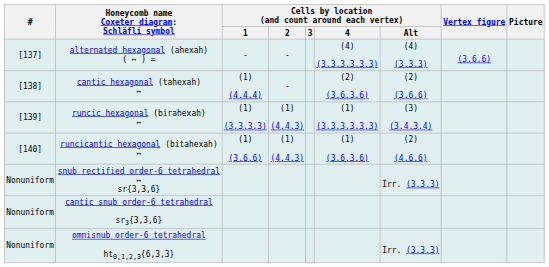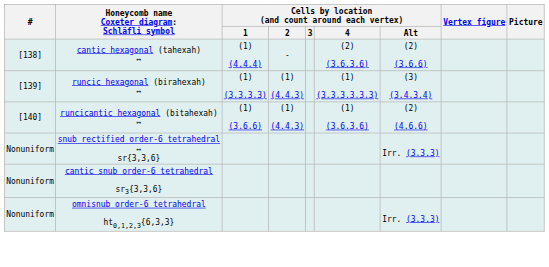- row: (139, 55)
